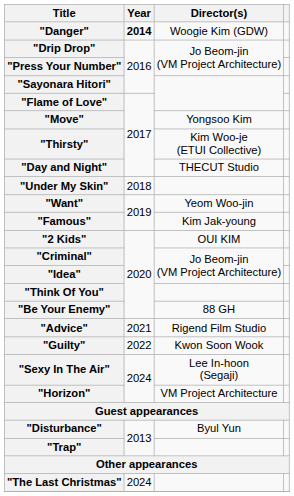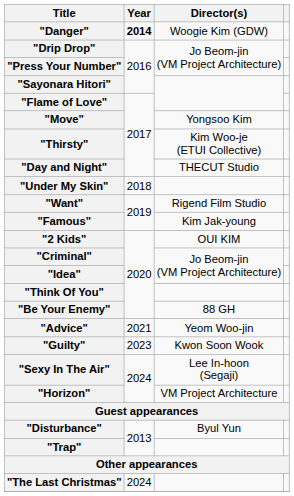(219, 203) Yeom Woo-jin -> (219, 203) Rigend Film Studio
(219, 327) Rigend Film Studio -> (219, 327) Yeom Woo-jin
(139, 345) 2022 -> (139, 345) 2023
